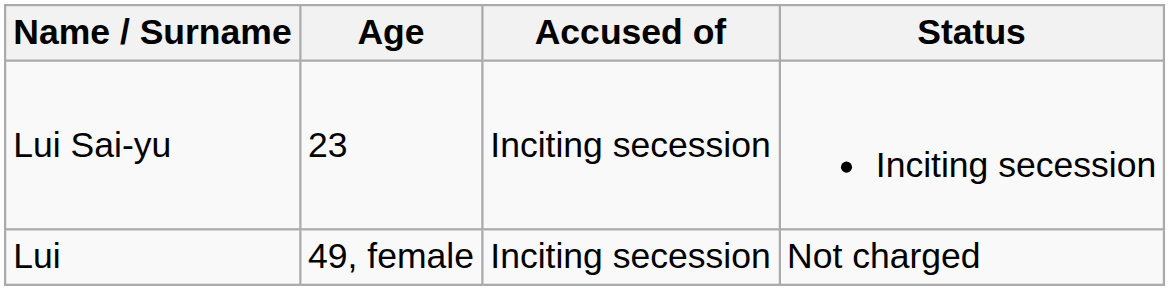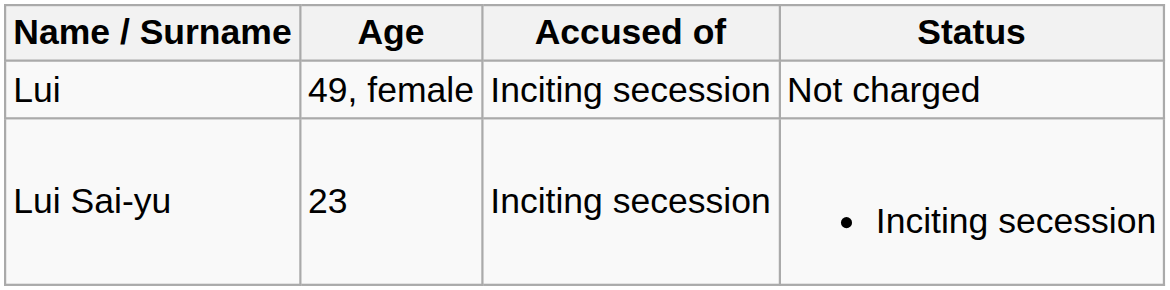rows swapped: (92, 144) <-> (37, 256)
